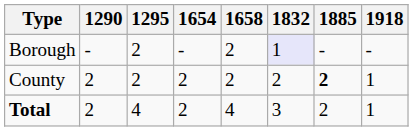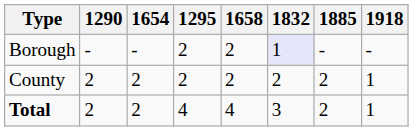columns swapped: (150, 19) <-> (197, 19)
(323, 79) bold -> (323, 79) normal
